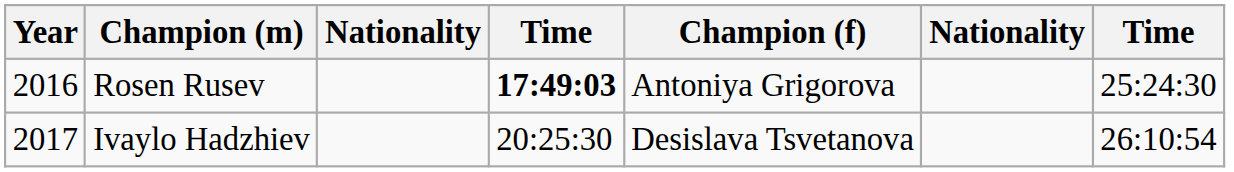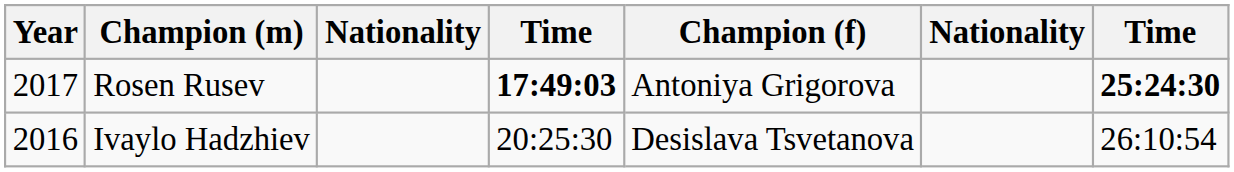(45, 85) 2016 -> (45, 85) 2017
(1158, 85) normal -> (1160, 85) bold
(45, 139) 2017 -> (45, 139) 2016
